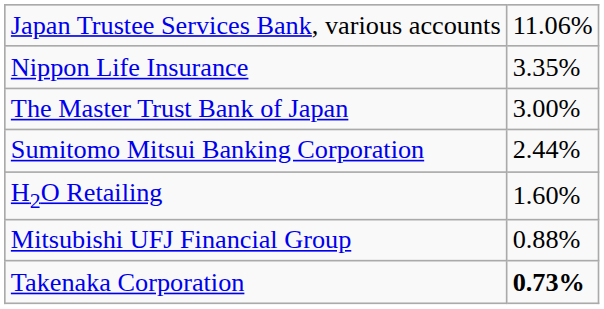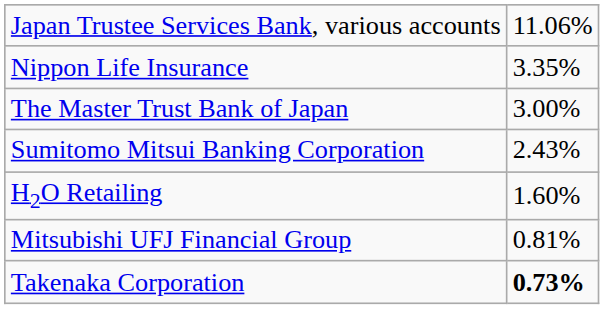(547, 150) 2.44% -> (547, 150) 2.43%
(547, 240) 0.88% -> (547, 240) 0.81%
